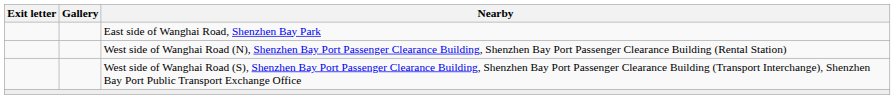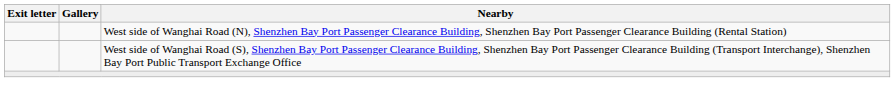- row: (212, 31)
